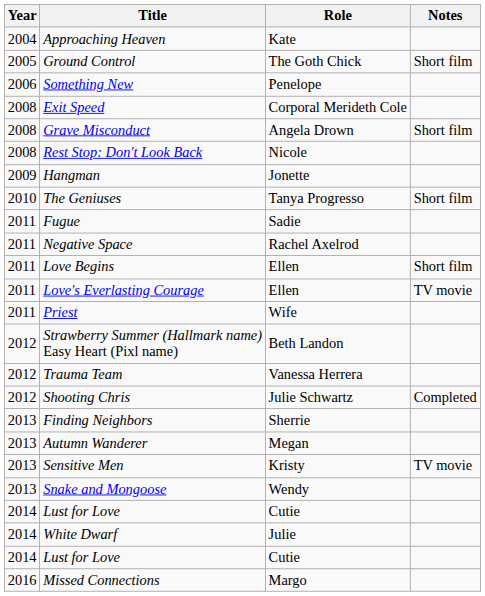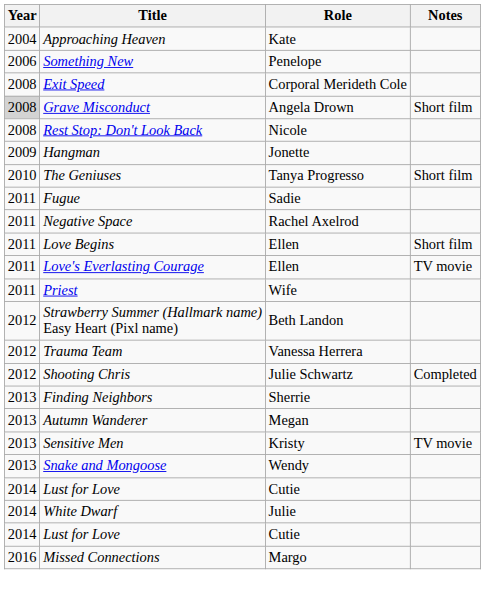- row: (89, 61)
(22, 130) no background -> (22, 107) lightgrey background
